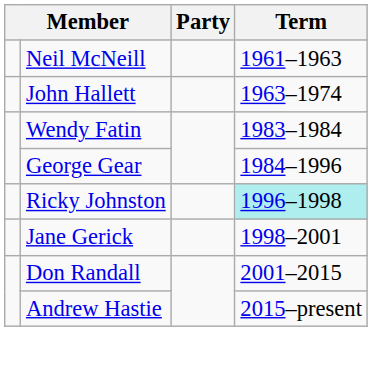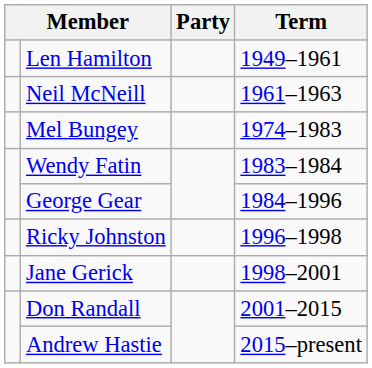+ row: (89, 58)
- row: (81, 93)
+ row: (82, 129)
(291, 201) paleturquoise background -> (291, 237) no background
